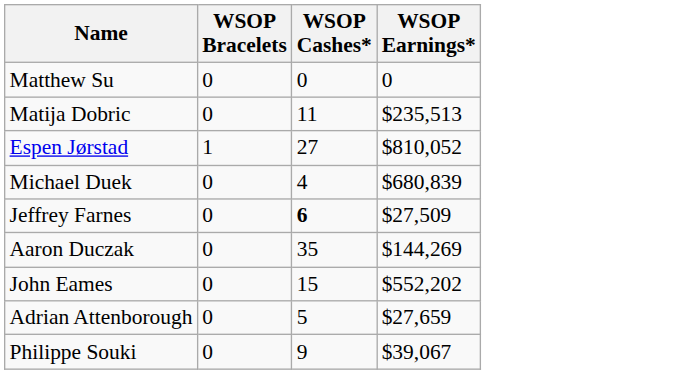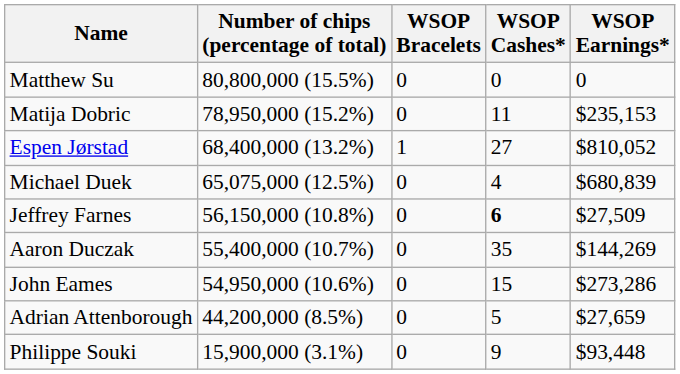+ column: (294, 33)
(422, 113) $235,513 -> (616, 113) $235,153
(422, 283) $552,202 -> (616, 283) $273,286
(416, 351) $39,067 -> (611, 351) $93,448
